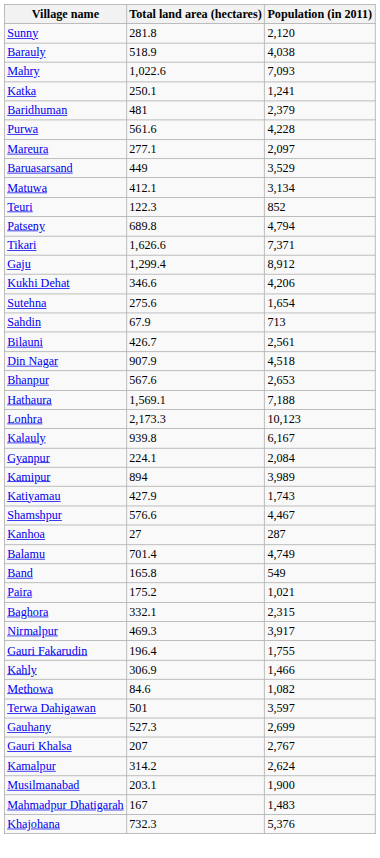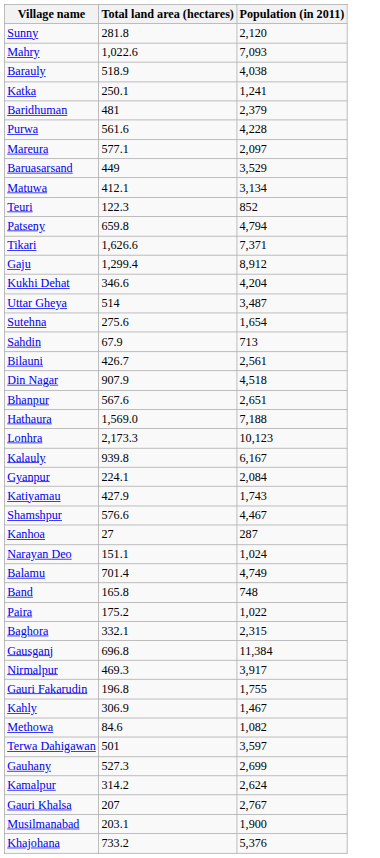rows swapped: (26, 52) <-> (23, 71)
(143, 149) 277.1 -> (115, 149) 577.1
(143, 226) 689.8 -> (115, 226) 659.8
(281, 284) 4,206 -> (253, 284) 4,204
+ row: (37, 303)
(281, 380) 2,653 -> (253, 399) 2,651
(148, 399) 1,569.1 -> (120, 419) 1,569.0
- row: (29, 476)
+ row: (39, 554)
(277, 573) 549 -> (249, 592) 748
(281, 592) 1,021 -> (253, 611) 1,022
+ row: (30, 650)
(143, 650) 196.4 -> (115, 689) 196.8
(281, 669) 1,466 -> (253, 708) 1,467
rows swapped: (31, 766) <-> (39, 746)
- row: (65, 804)
(143, 824) 732.3 -> (115, 843) 733.2
